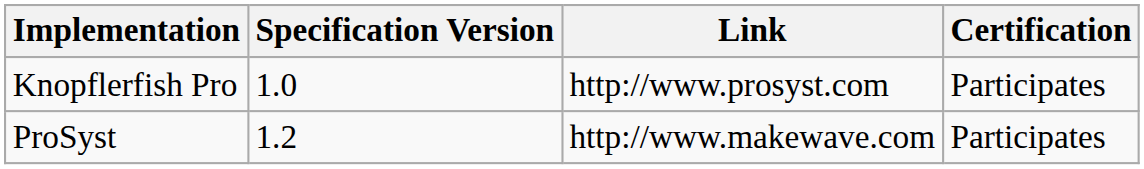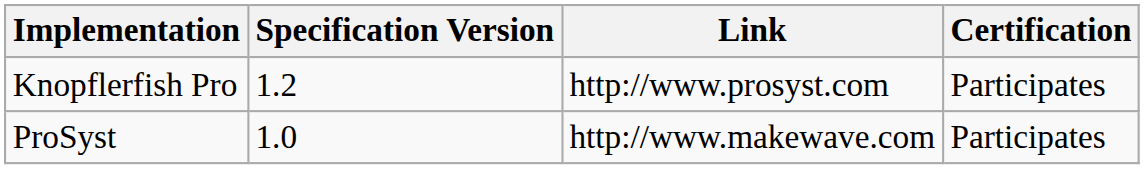(276, 83) 1.0 -> (276, 83) 1.2
(276, 136) 1.2 -> (276, 136) 1.0
